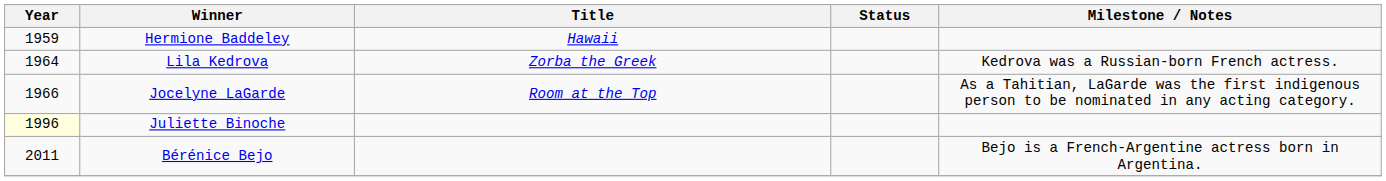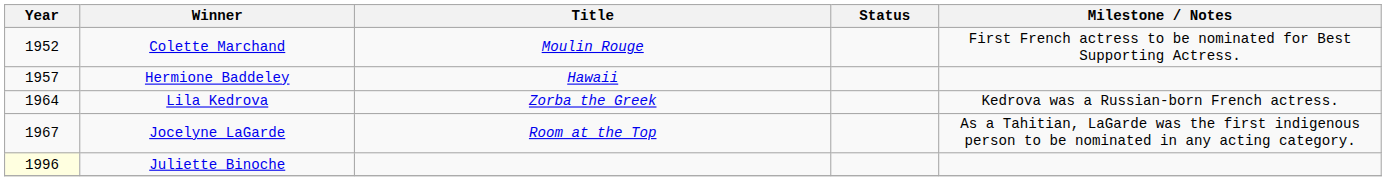+ row: (217, 47)
(42, 39) 1959 -> (42, 79) 1957
(42, 94) 1966 -> (42, 133) 1967
- row: (217, 156)
